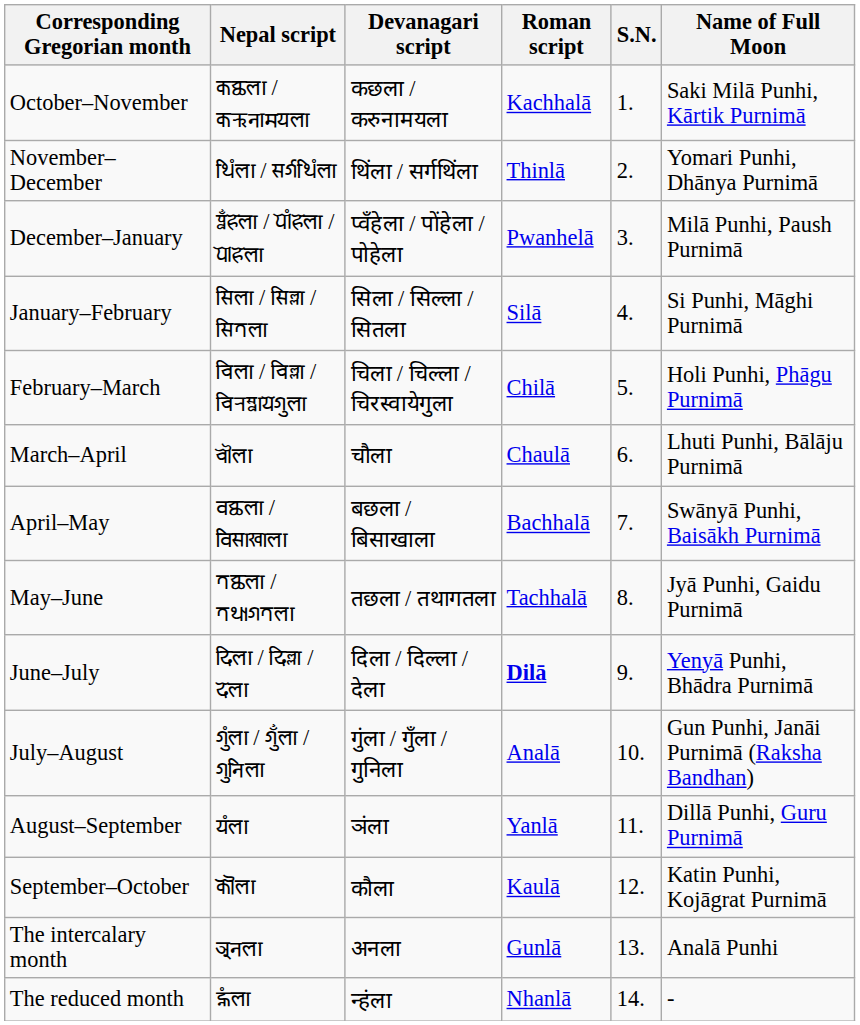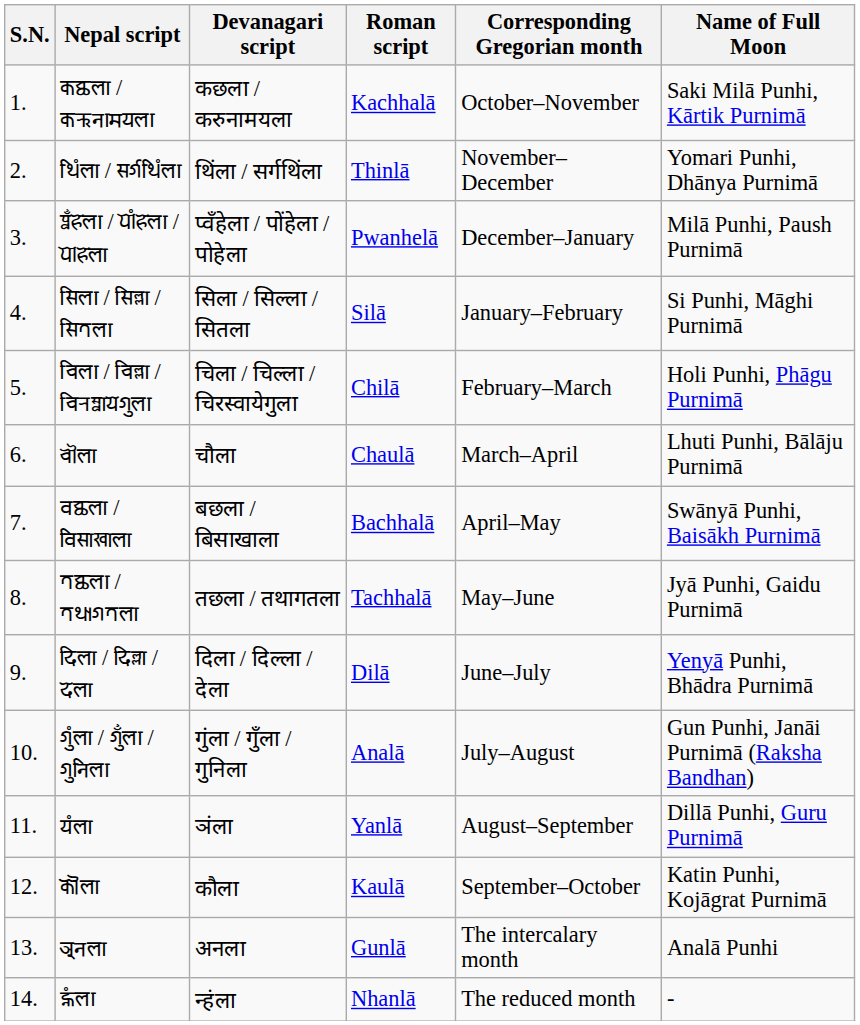columns swapped: (637, 34) <-> (108, 34)
(526, 672) bold -> (370, 672) normal
